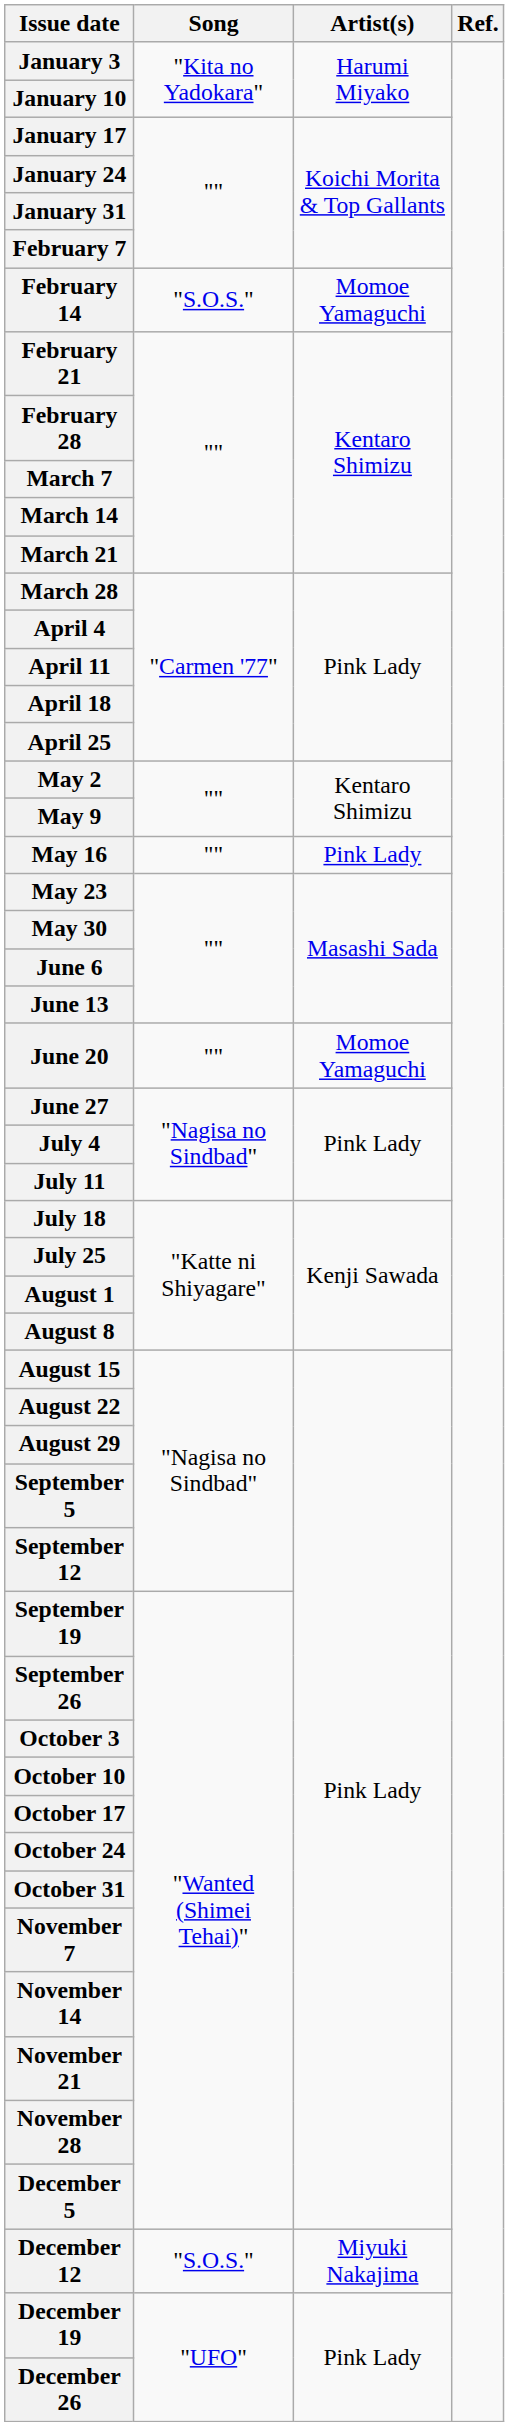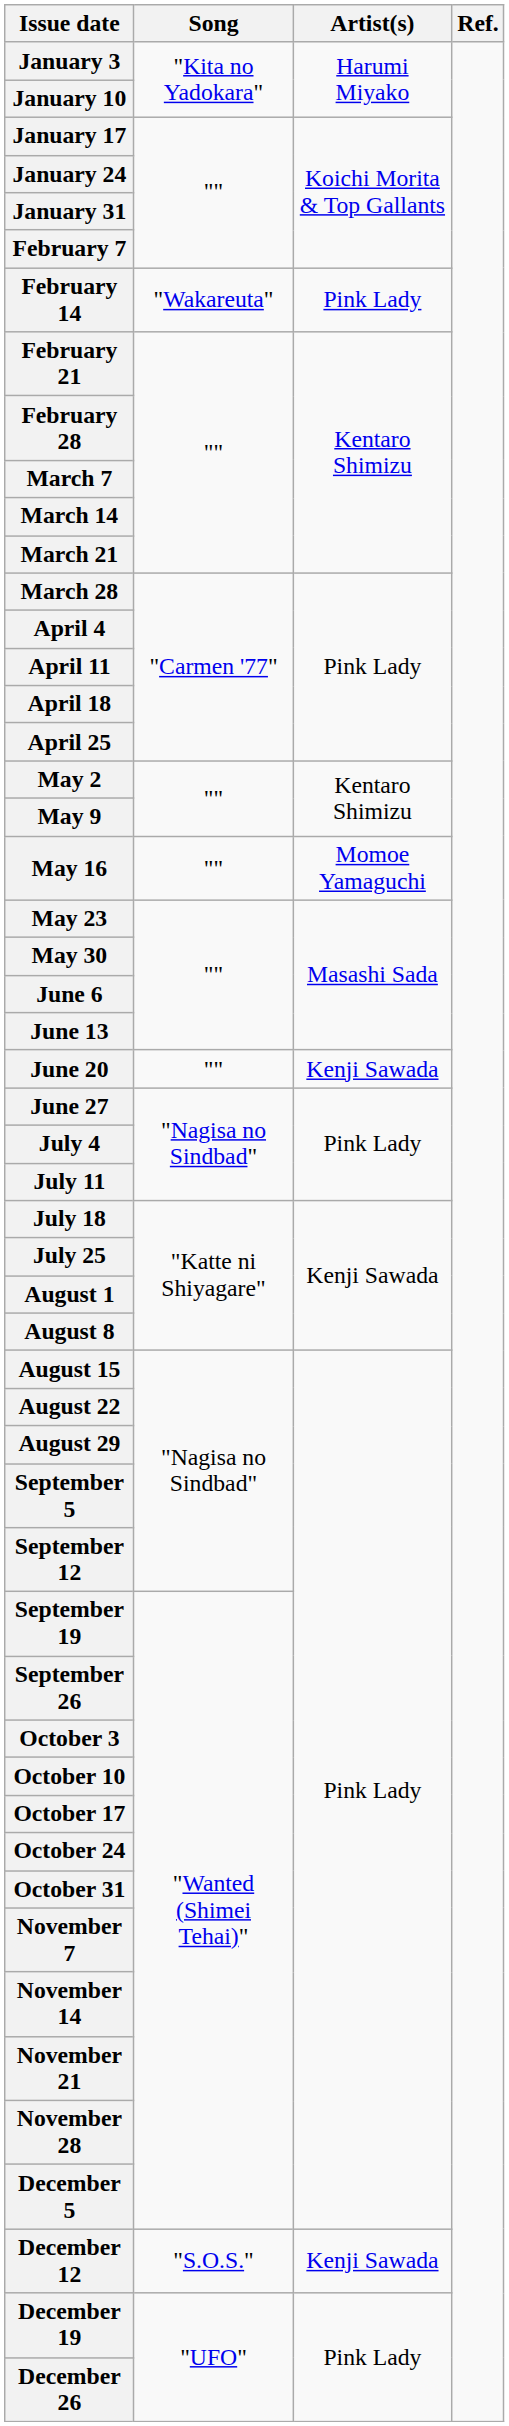(214, 299) "S.O.S." -> (214, 299) "Wakareuta"
(372, 299) Momoe Yamaguchi -> (372, 299) Pink Lady
(372, 854) Pink Lady -> (372, 867) Momoe Yamaguchi
(372, 1055) Momoe Yamaguchi -> (372, 1068) Kenji Sawada
(372, 2260) Miyuki Nakajima -> (372, 2260) Kenji Sawada
